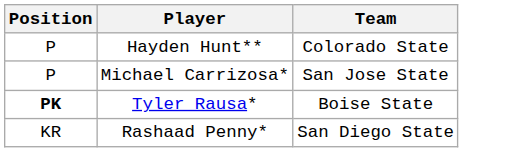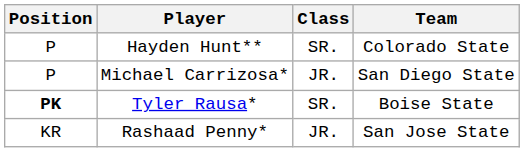+ column: (323, 19)
(376, 76) San Jose State -> (436, 76) San Diego State
(376, 132) San Diego State -> (436, 132) San Jose State
